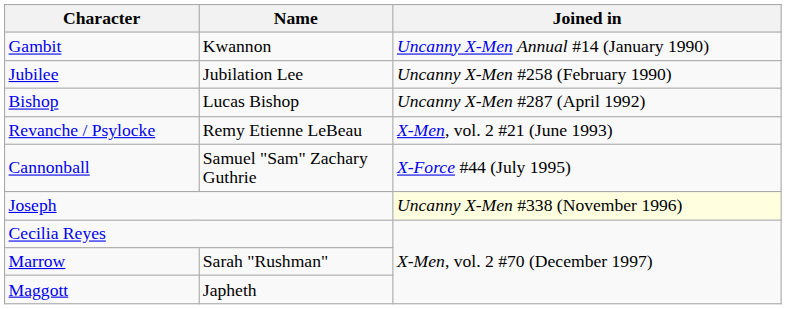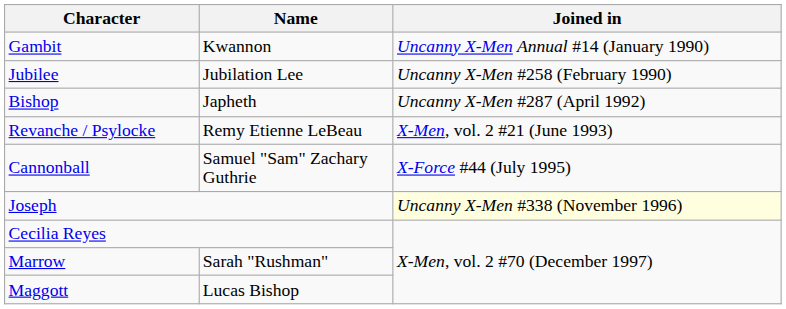(251, 102) Lucas Bishop -> (230, 102) Japheth
(230, 289) Japheth -> (251, 289) Lucas Bishop
